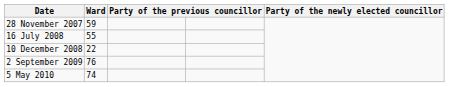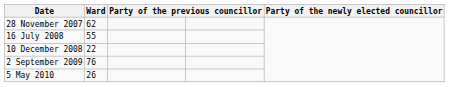(91, 24) 59 -> (91, 24) 62
(91, 75) 74 -> (91, 75) 26
